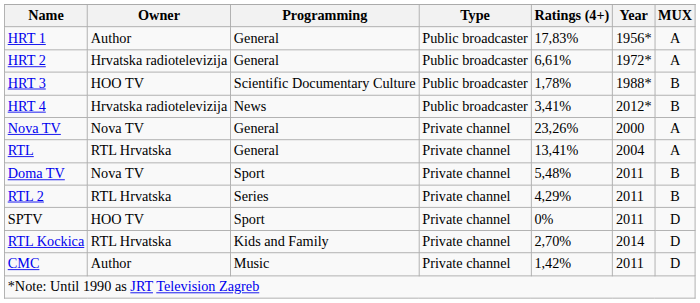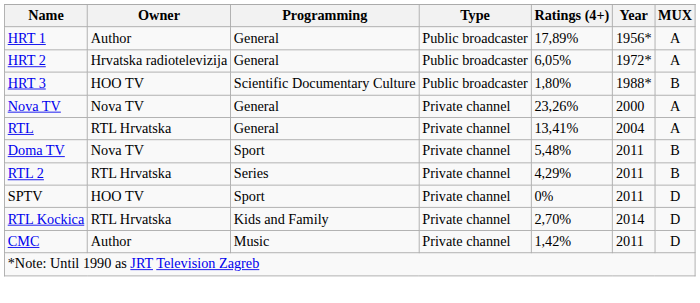(556, 38) 17,83% -> (556, 38) 17,89%
(553, 60) 6,61% -> (553, 60) 6,05%
(553, 83) 1,78% -> (553, 83) 1,80%
- row: (27, 106)
